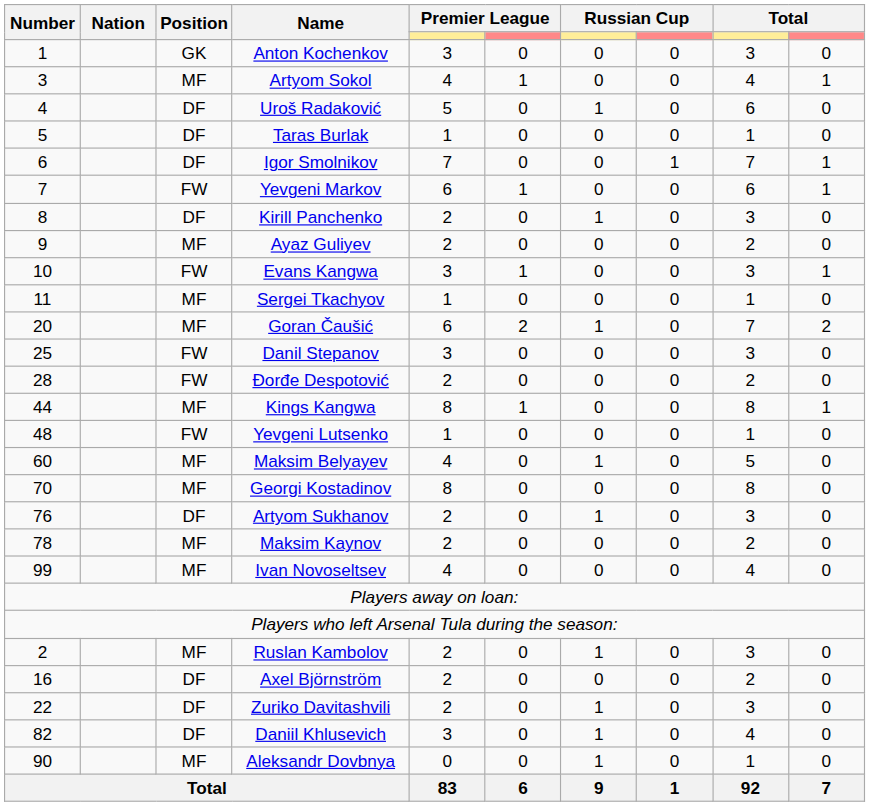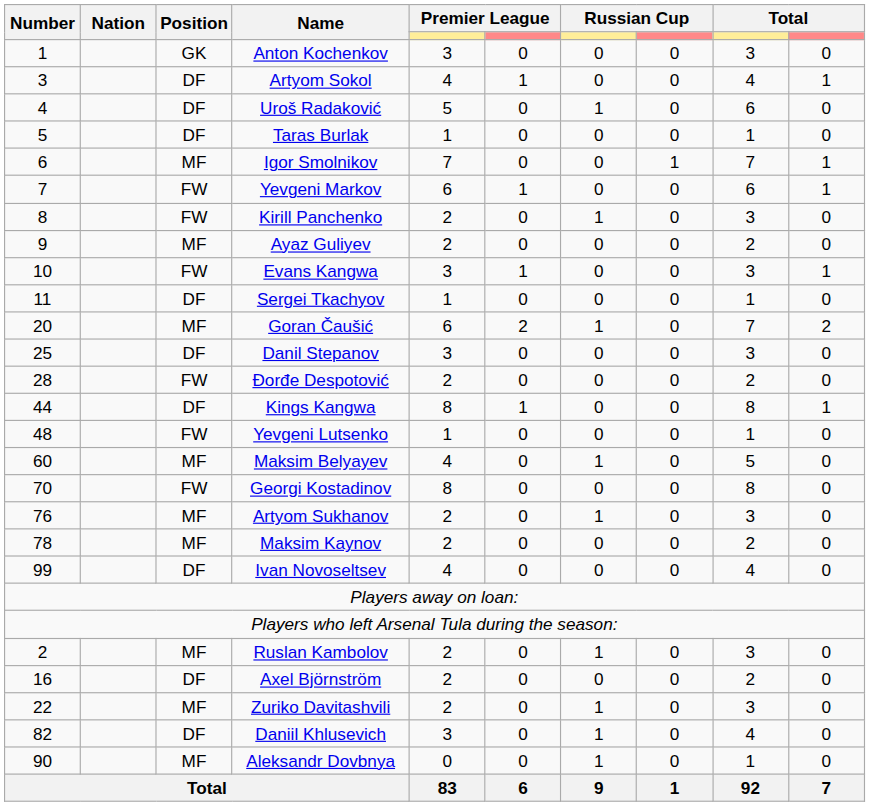(194, 81) MF -> (194, 81) DF
(194, 162) DF -> (194, 162) MF
(194, 217) DF -> (194, 217) FW
(194, 298) MF -> (194, 298) DF
(194, 353) FW -> (194, 353) DF
(194, 407) MF -> (194, 407) DF
(194, 489) MF -> (194, 489) FW
(194, 516) DF -> (194, 516) MF
(194, 570) MF -> (194, 570) DF
(194, 706) DF -> (194, 706) MF
